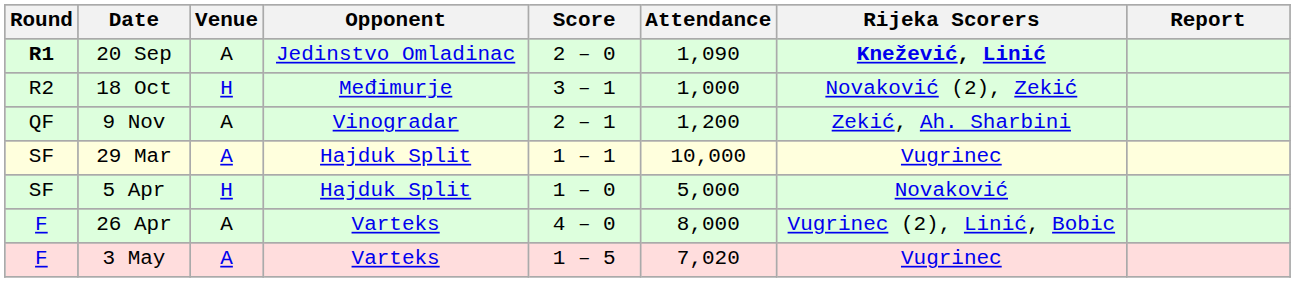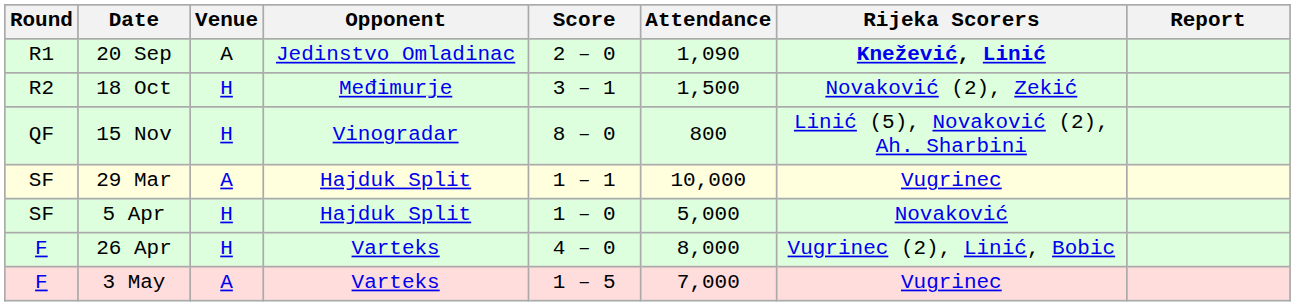(41, 56) bold -> (41, 56) normal
(708, 90) 1,000 -> (708, 90) 1,500
- row: (134, 124)
+ row: (134, 136)
(227, 226) A -> (227, 249) H
(708, 259) 7,020 -> (708, 283) 7,000
